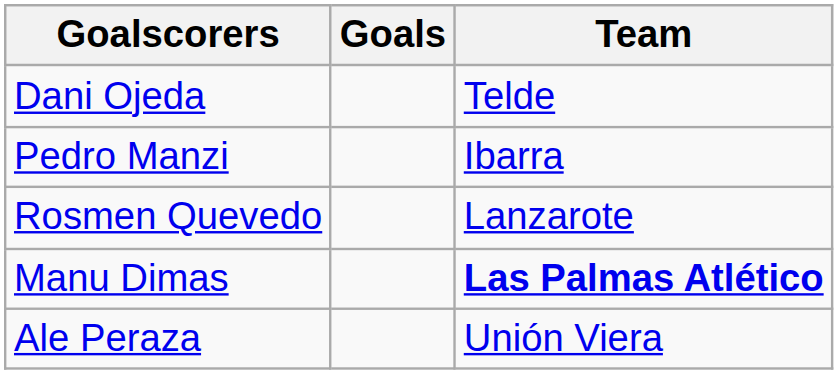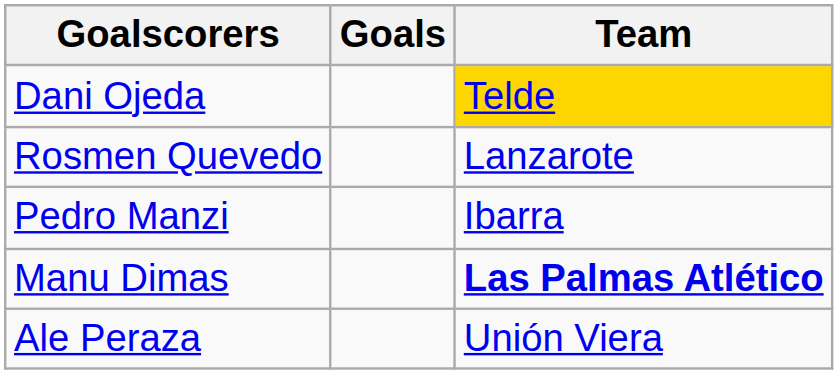(509, 95) no background -> (509, 95) gold background
rows swapped: (121, 156) <-> (168, 216)
